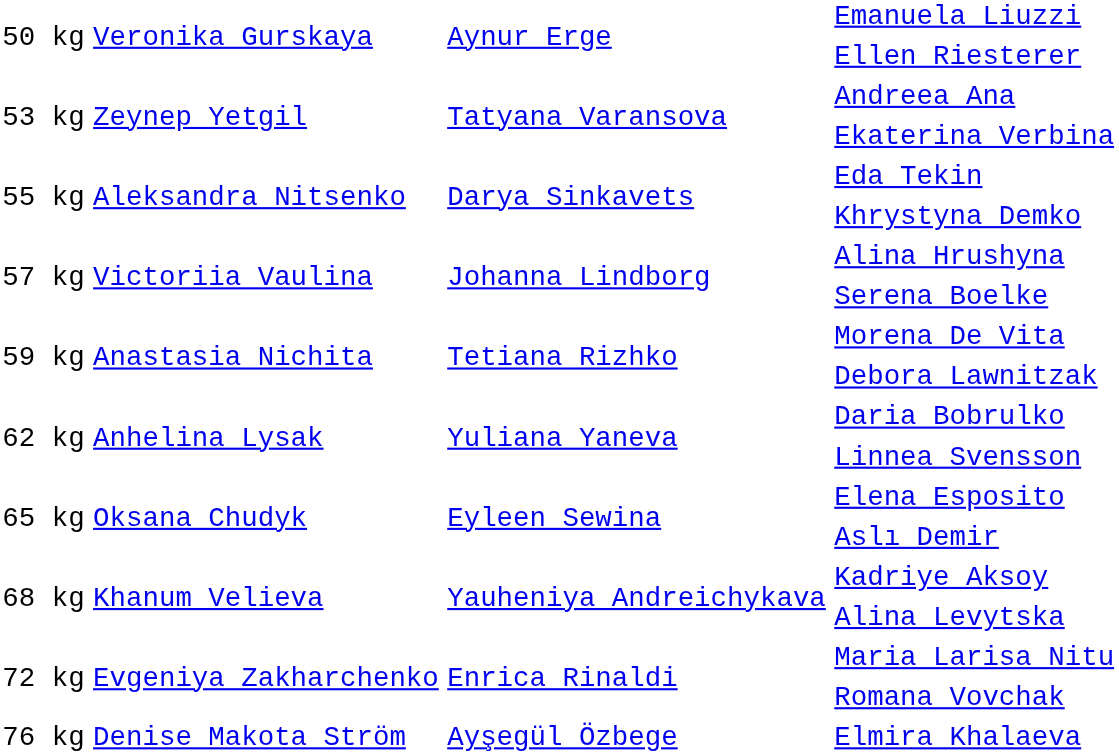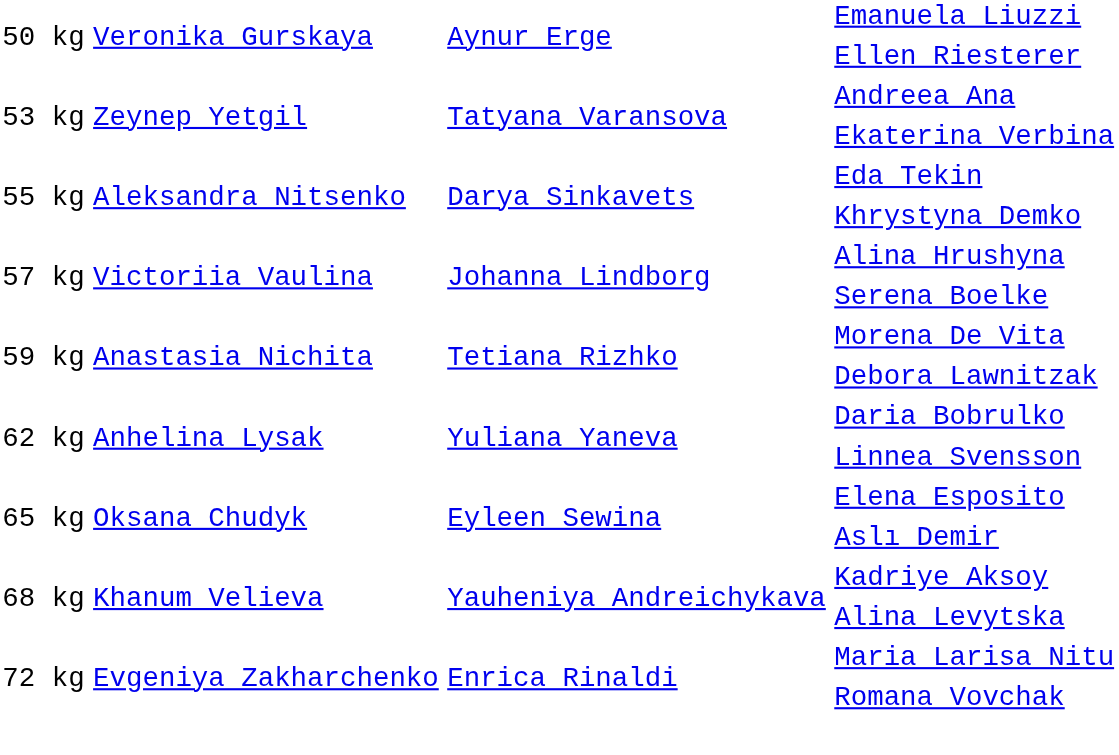- row: (958, 738)
